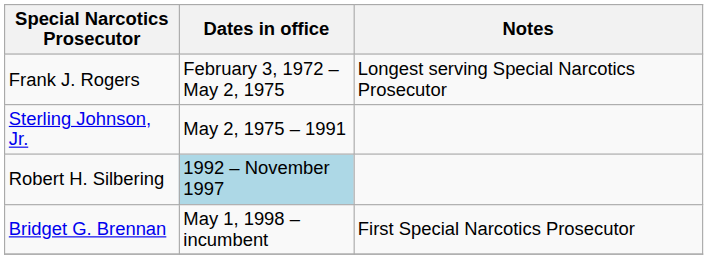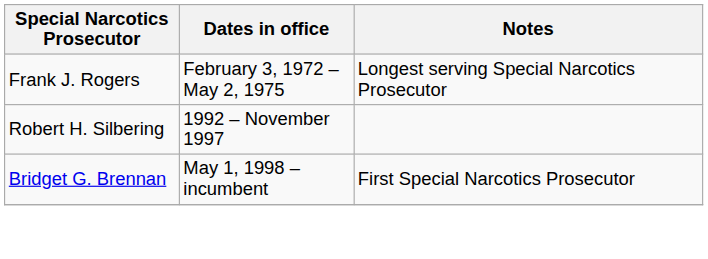- row: (80, 129)
(256, 179) lightblue background -> (256, 129) no background
